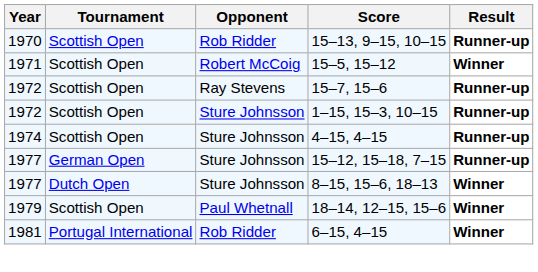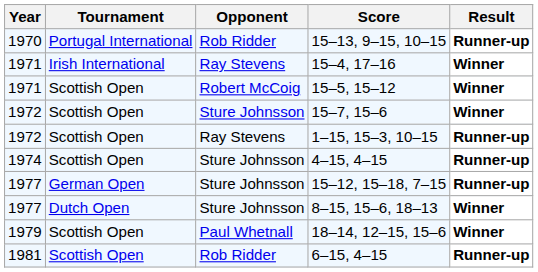(96, 41) Scottish Open -> (121, 41) Portugal International
+ row: (354, 65)
(242, 89) Ray Stevens -> (252, 112) Sture Johnsson
(491, 89) Runner-up -> (479, 112) Winner
(252, 112) Sture Johnsson -> (242, 136) Ray Stevens
(121, 232) Portugal International -> (96, 256) Scottish Open
(479, 232) Winner -> (491, 256) Runner-up
